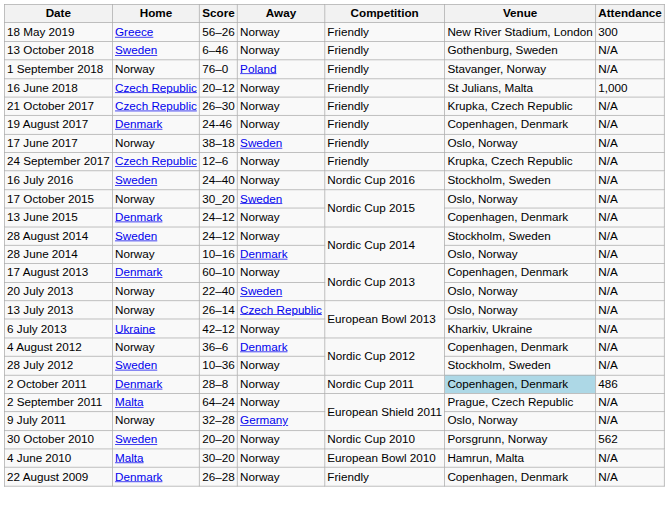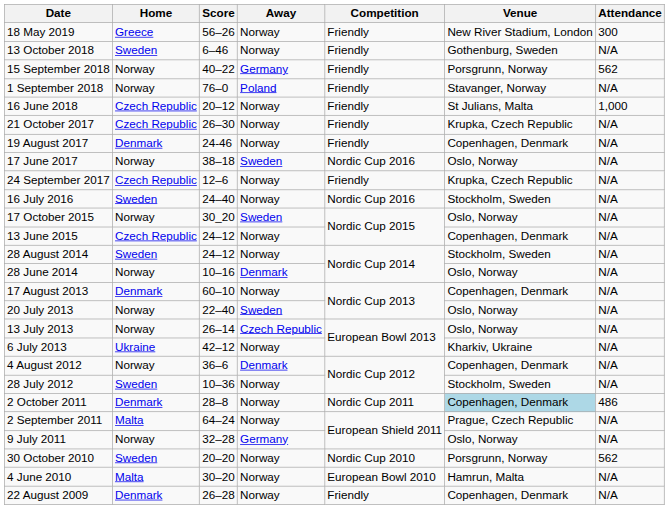+ row: (58, 69)
(348, 143) Friendly -> (371, 161) Nordic Cup 2016
(139, 217) Denmark -> (156, 236) Czech Republic
